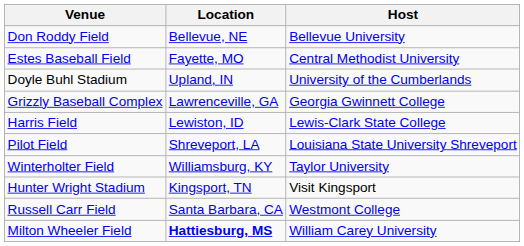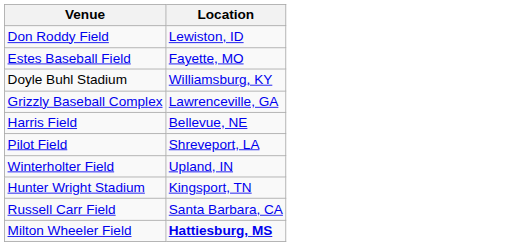- column: (403, 15)
(208, 36) Bellevue, NE -> (206, 36) Lewiston, ID
(201, 79) Upland, IN -> (221, 79) Williamsburg, KY
(206, 123) Lewiston, ID -> (208, 123) Bellevue, NE
(221, 166) Williamsburg, KY -> (201, 166) Upland, IN
